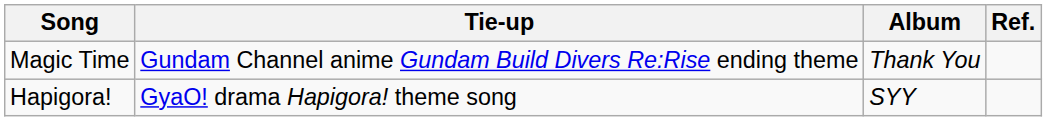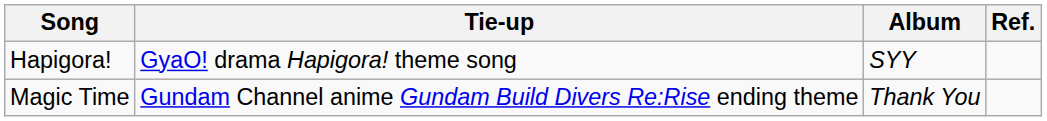rows swapped: (61, 97) <-> (70, 60)
